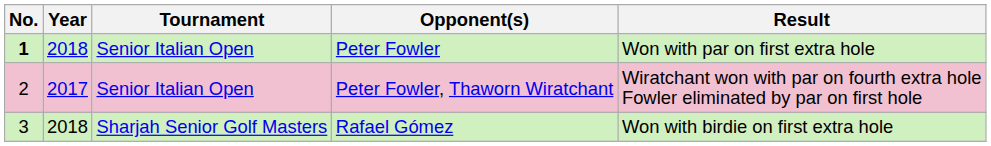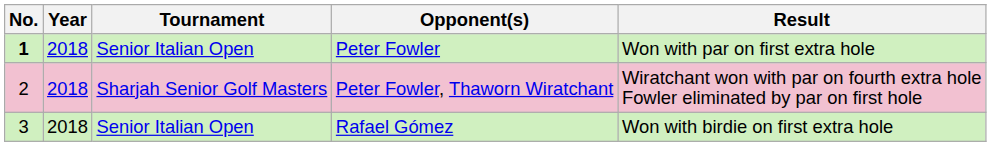(67, 88) 2017 -> (67, 88) 2018
(175, 88) Senior Italian Open -> (212, 88) Sharjah Senior Golf Masters
(212, 127) Sharjah Senior Golf Masters -> (175, 127) Senior Italian Open
